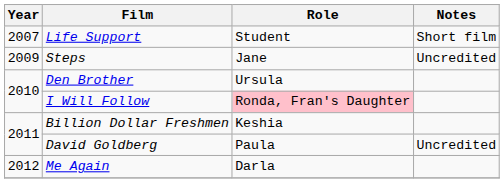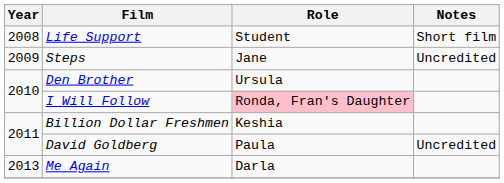(24, 37) 2007 -> (24, 37) 2008
(24, 167) 2012 -> (24, 167) 2013
